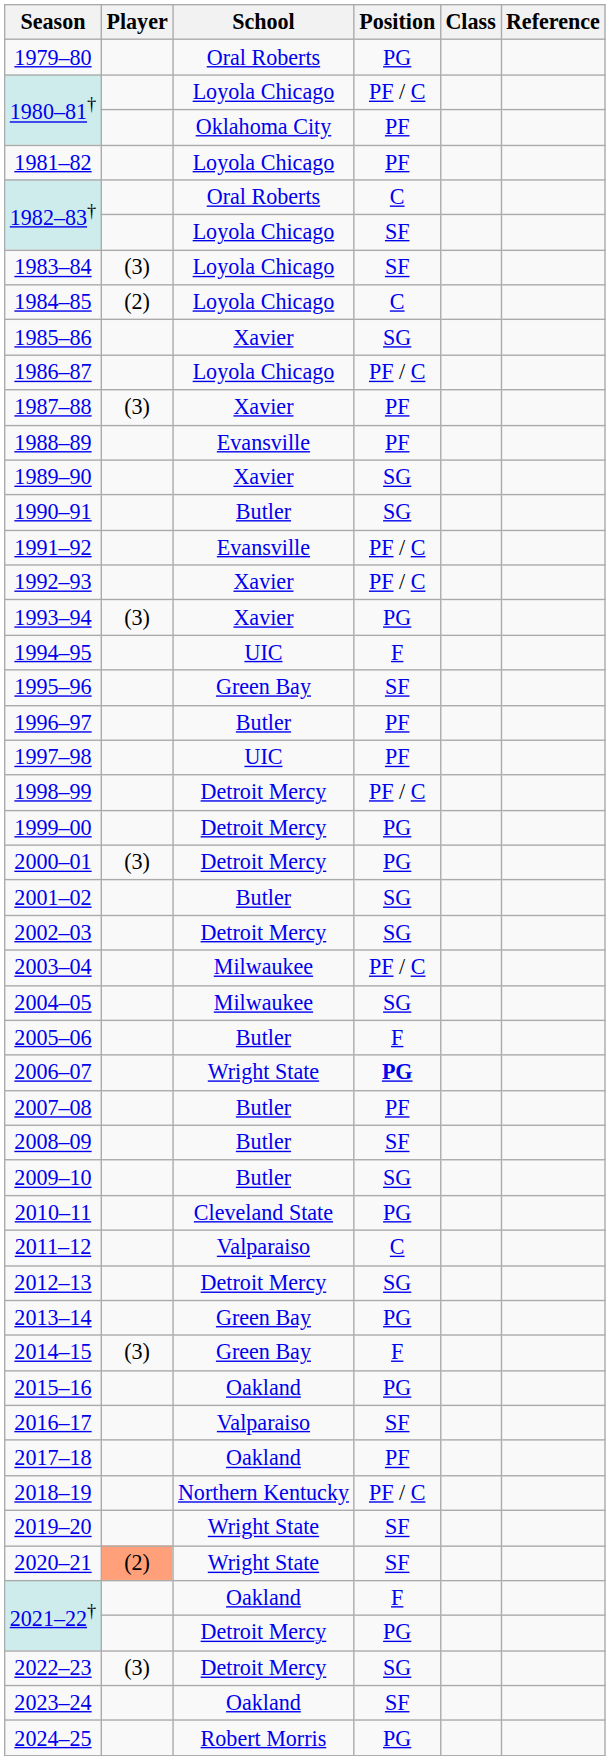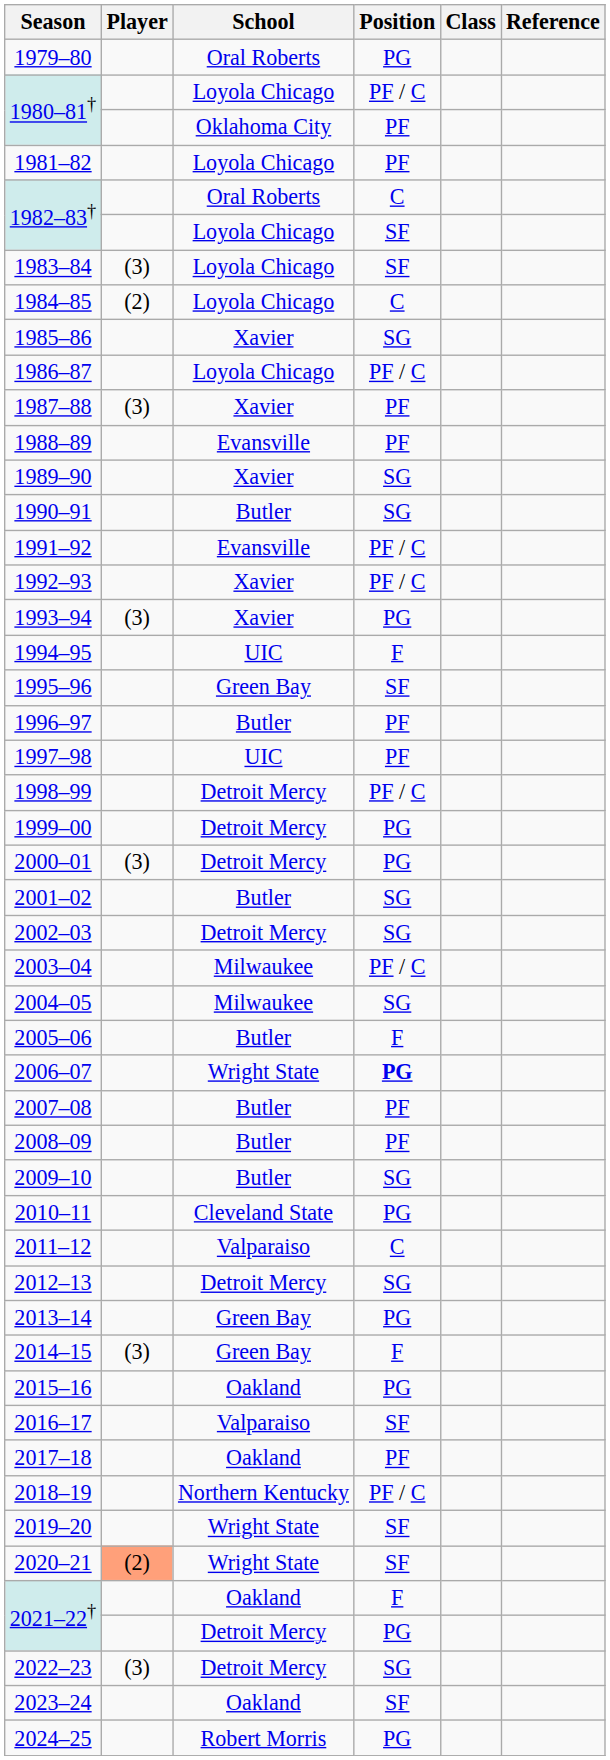(397, 1142) SF -> (397, 1142) PF
